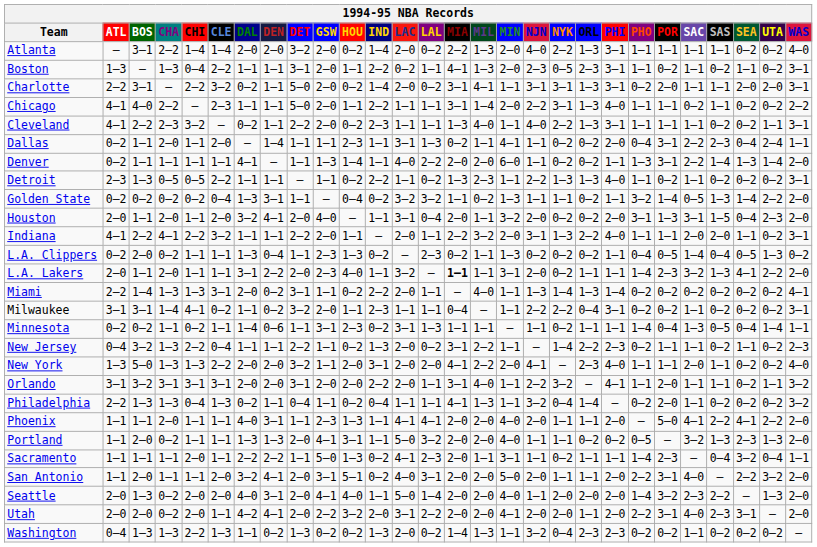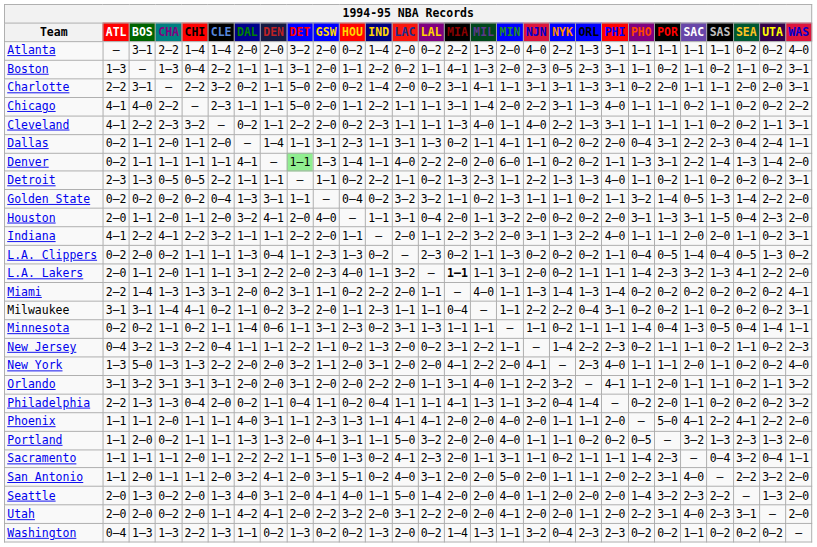(326, 144) 1–1 -> (326, 144) 3–1
(300, 162) no background -> (300, 162) lightgreen background
(221, 403) 1–3 -> (221, 403) 2–0
(221, 496) 2–0 -> (221, 496) 1–3
